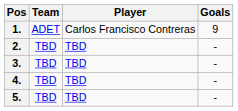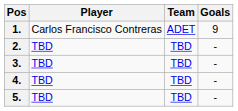columns swapped: (130, 13) <-> (46, 13)
